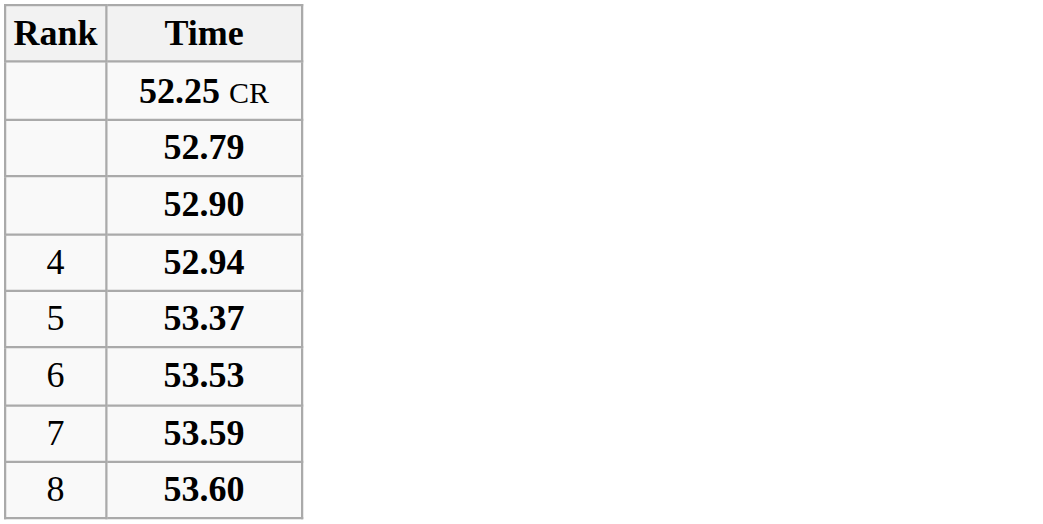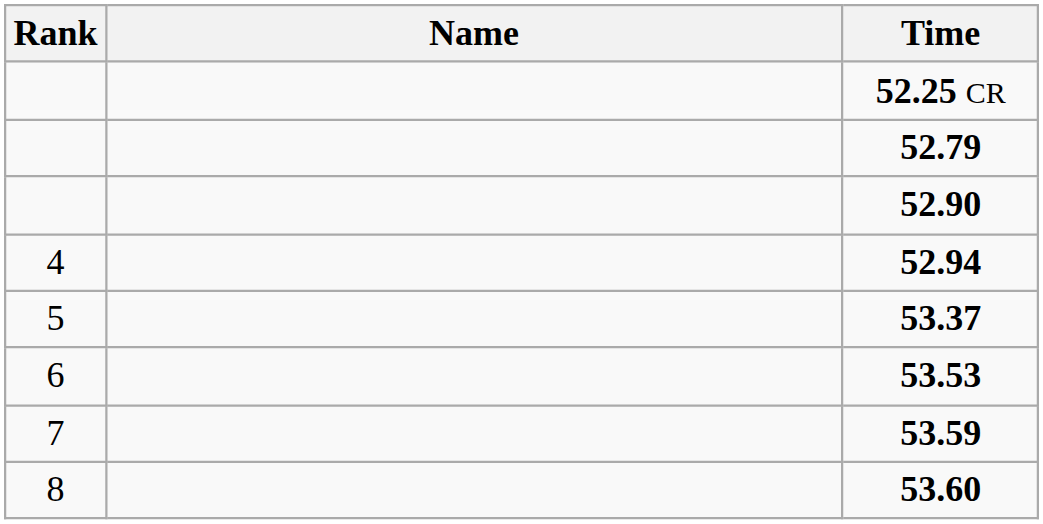+ column: (474, 33)
